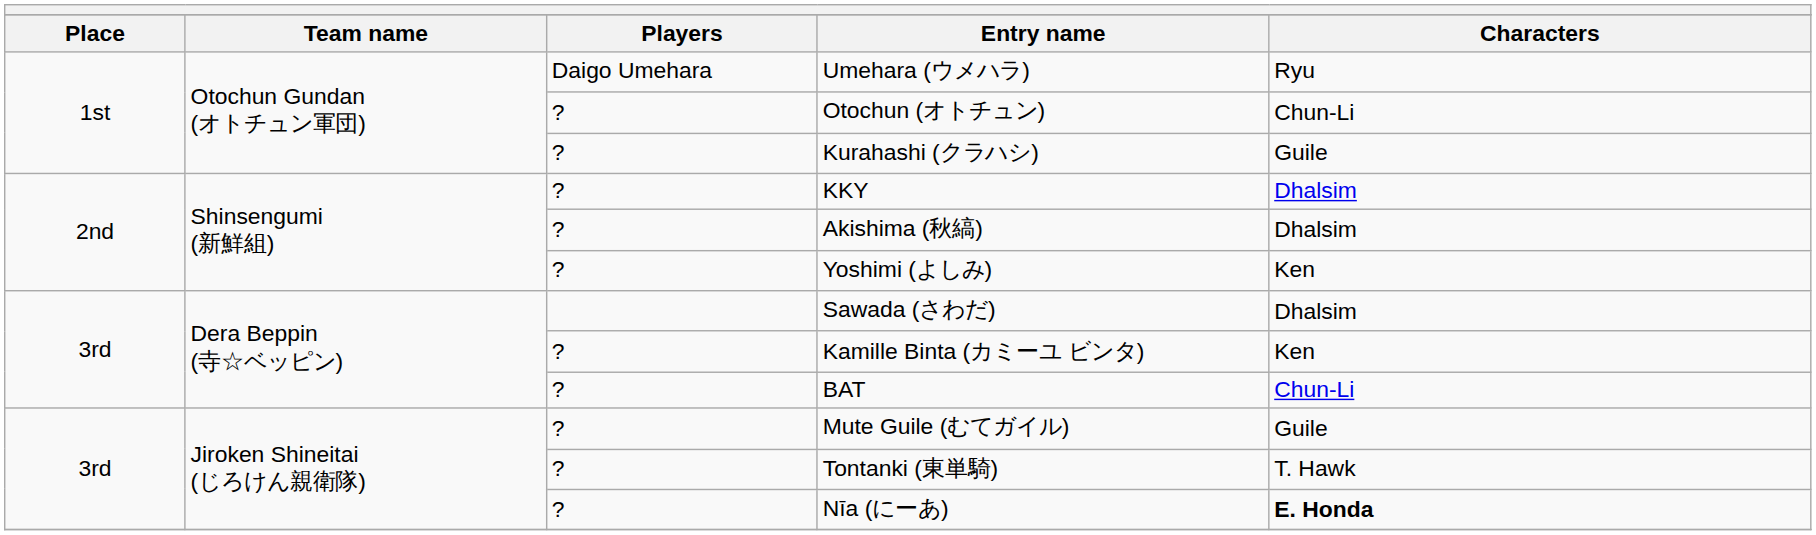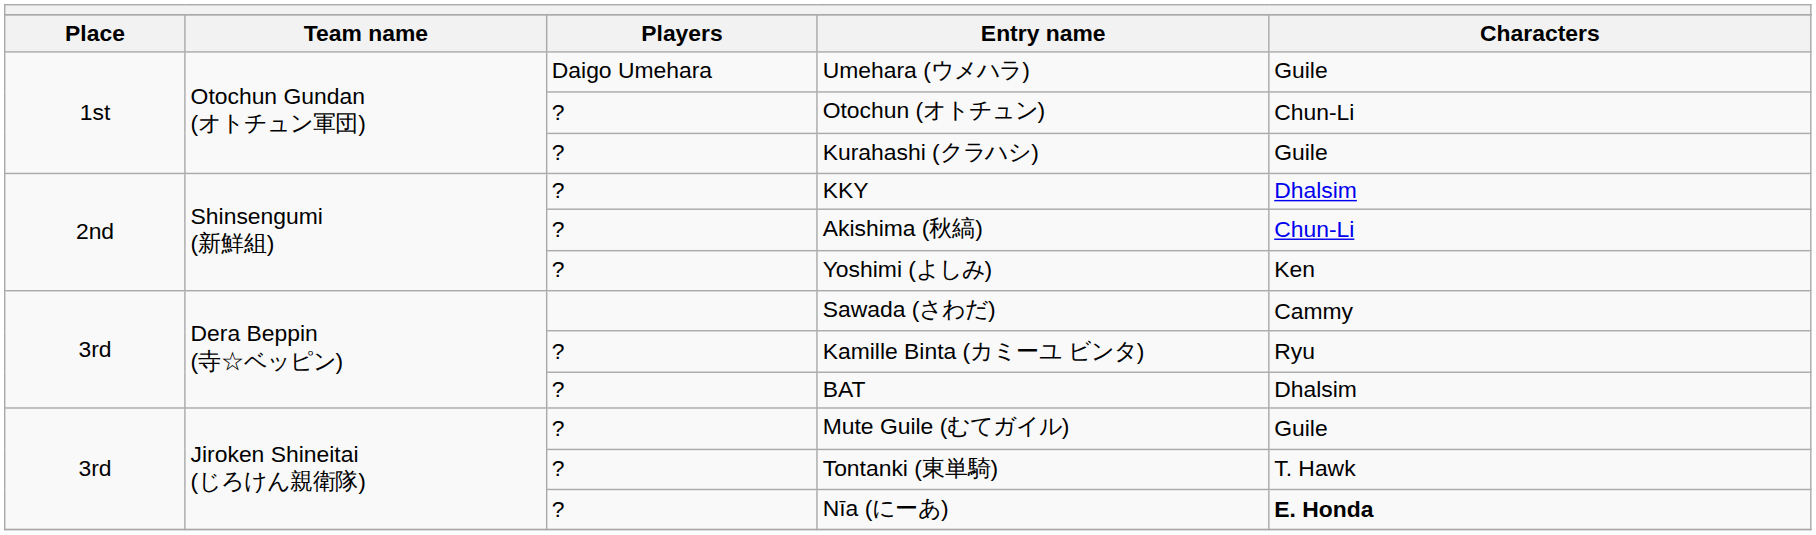(1295, 71) Ryu -> (1301, 71) Guile
(1316, 229) Dhalsim -> (1314, 229) Chun-Li
(1316, 310) Dhalsim -> (1314, 310) Cammy
(1295, 351) Ken -> (1295, 351) Ryu
(1314, 389) Chun-Li -> (1316, 389) Dhalsim
